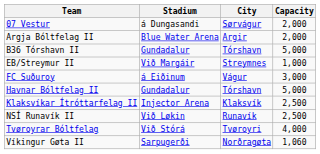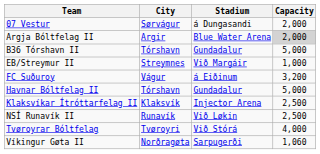columns swapped: (247, 11) <-> (180, 11)
(294, 37) no background -> (294, 37) lightgrey background
(294, 77) 3,000 -> (294, 77) 3,200
